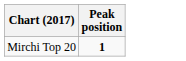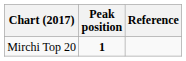+ column: (153, 20)
